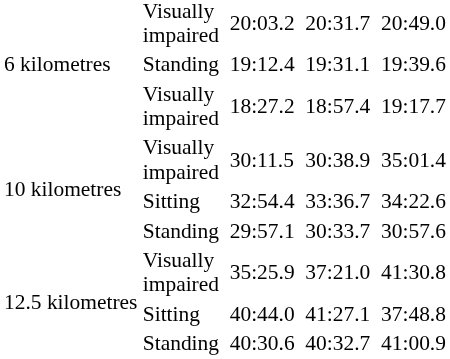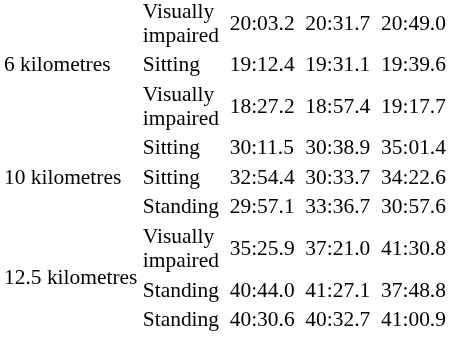(181, 64) Standing -> (171, 64) Sitting
(181, 159) Visually impaired -> (171, 147) Sitting
(338, 201) 33:36.7 -> (338, 177) 30:33.7
(338, 230) 30:33.7 -> (338, 206) 33:36.7
(171, 313) Sitting -> (181, 289) Standing
